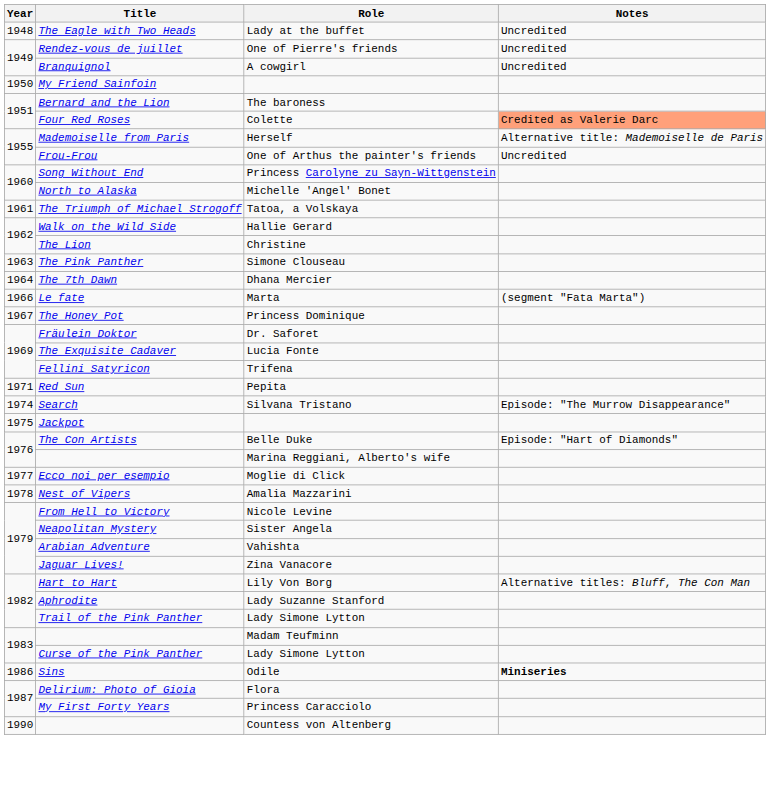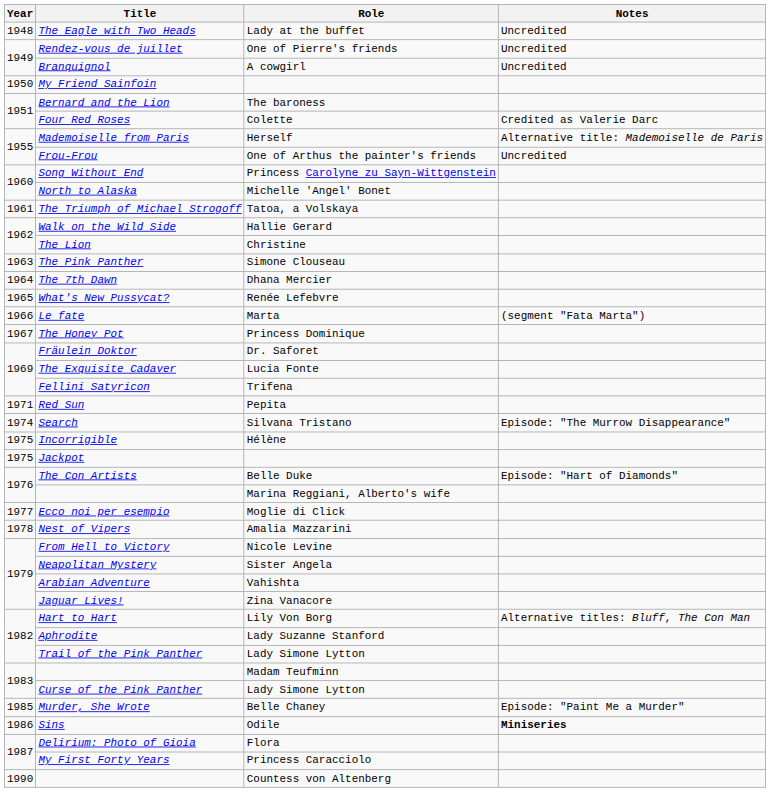(580, 120) lightsalmon background -> (580, 120) no background
+ row: (104, 298)
+ row: (78, 440)
+ row: (94, 707)
